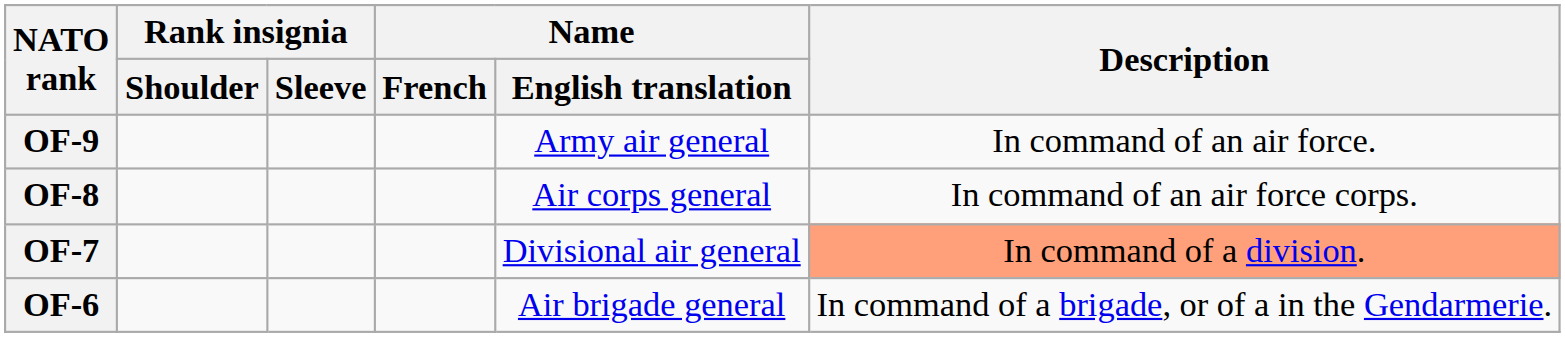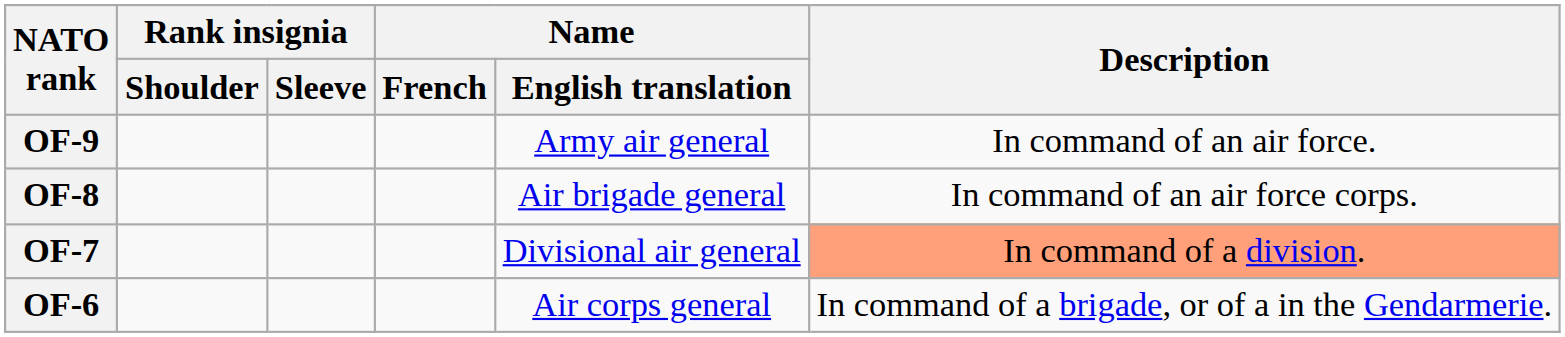(652, 195) Air corps general -> (652, 195) Air brigade general
(652, 304) Air brigade general -> (652, 304) Air corps general
